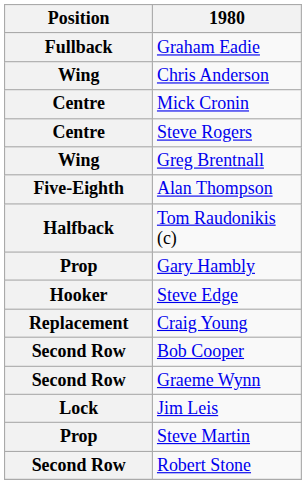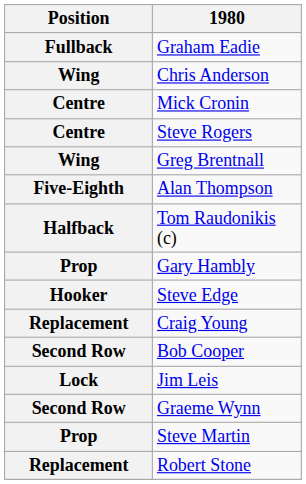rows swapped: (209, 379) <-> (188, 408)
(79, 465) Second Row -> (79, 465) Replacement
